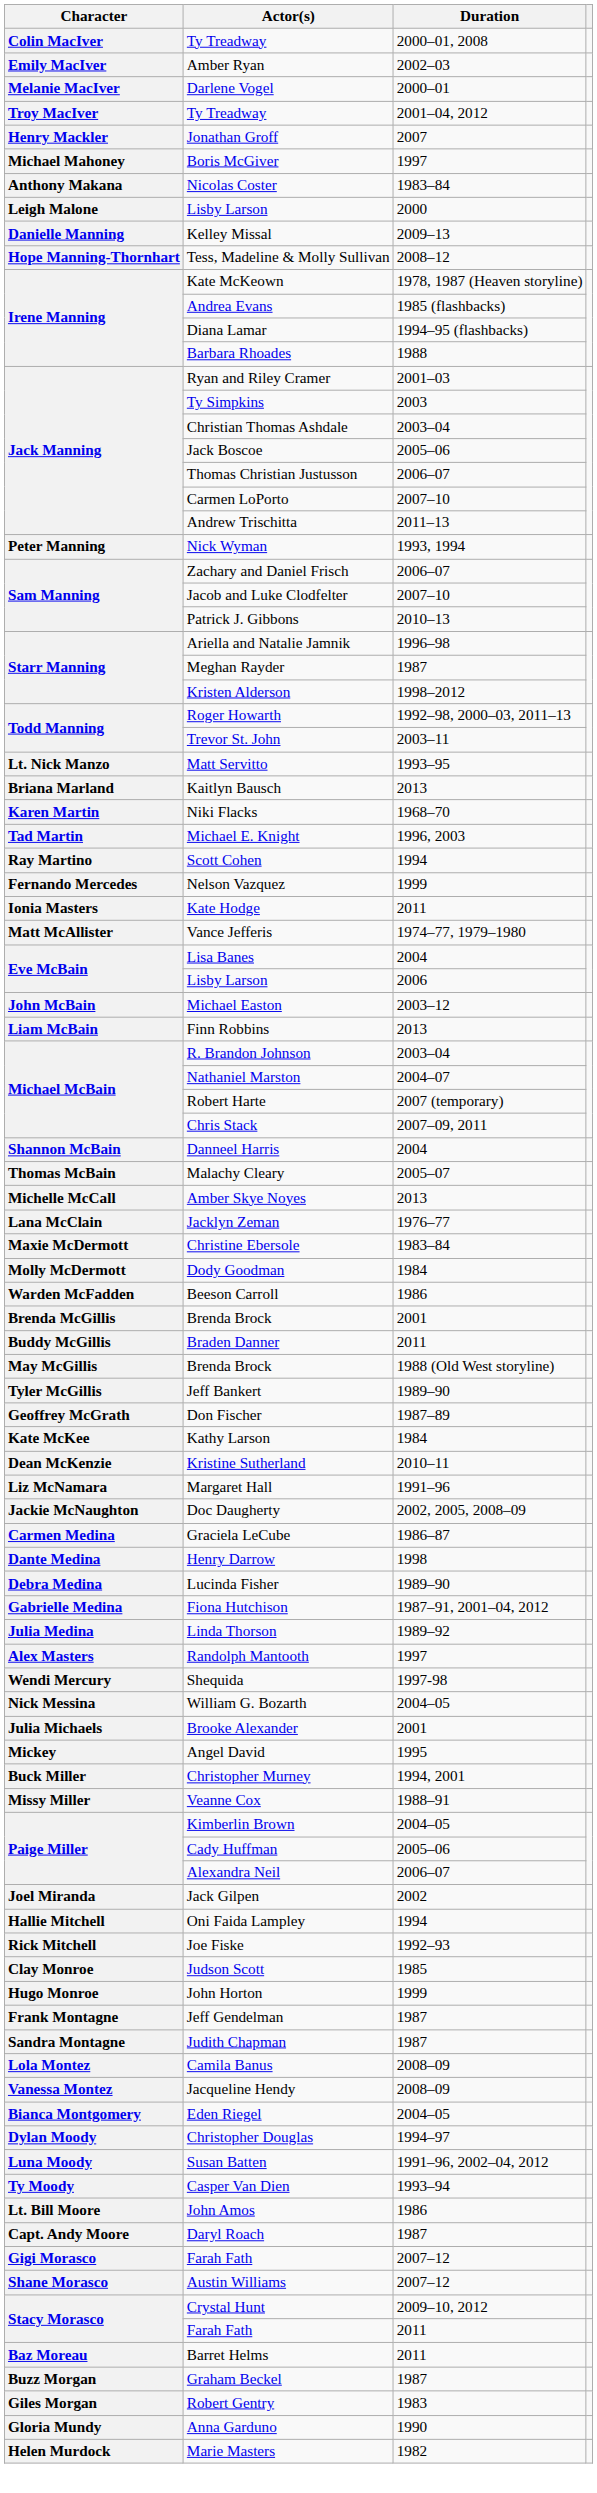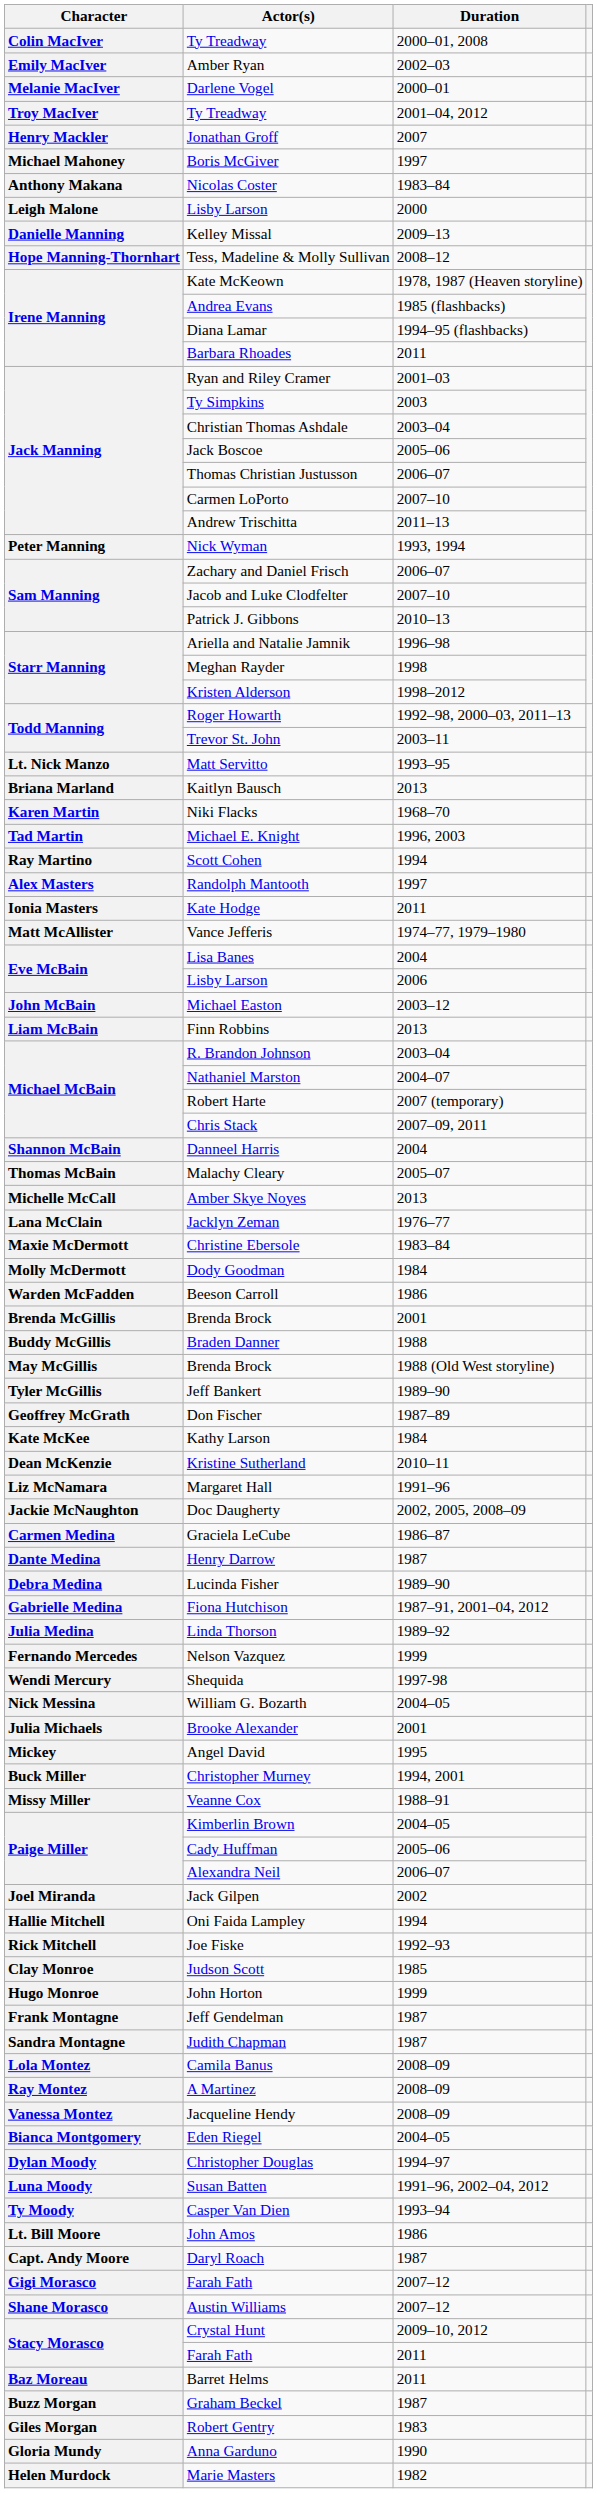(412, 354) 1988 -> (412, 354) 2011
(412, 667) 1987 -> (412, 667) 1998
rows swapped: (51, 1655) <-> (73, 884)
(412, 1342) 2011 -> (412, 1342) 1988
(412, 1559) 1998 -> (412, 1559) 1987
+ row: (47, 2089)
